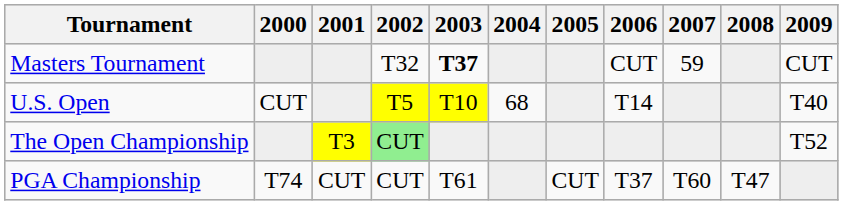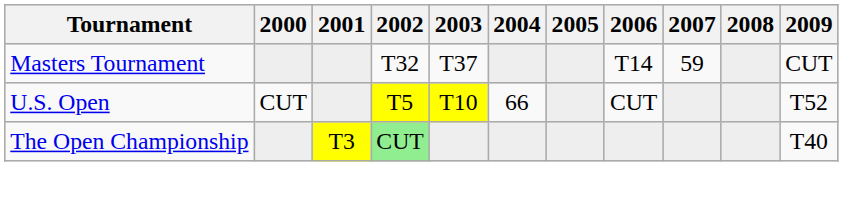(458, 63) bold -> (458, 63) normal
(634, 63) CUT -> (634, 63) T14
(517, 102) 68 -> (517, 102) 66
(634, 102) T14 -> (634, 102) CUT
(809, 102) T40 -> (809, 102) T52
(809, 141) T52 -> (809, 141) T40
- row: (105, 180)
